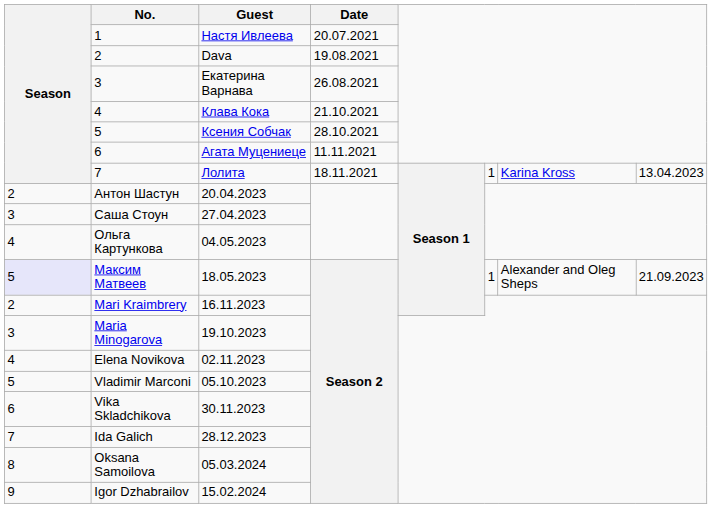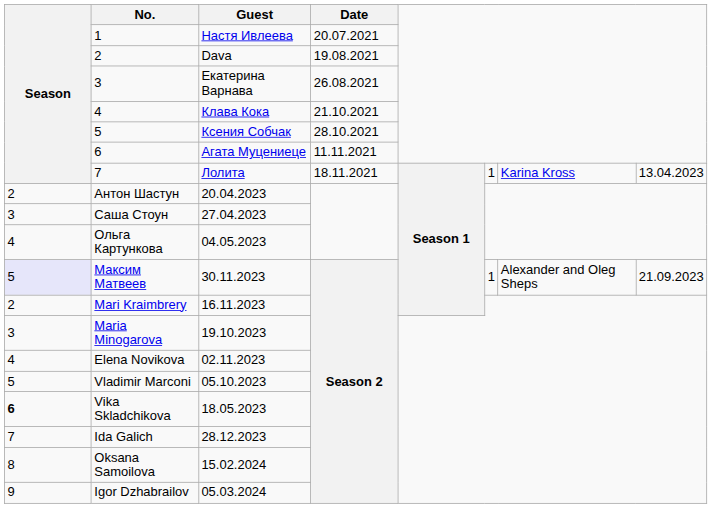(234, 277) 18.05.2023 -> (233, 277) 30.11.2023
(11, 409) normal -> (11, 409) bold
(233, 409) 30.11.2023 -> (234, 409) 18.05.2023
(234, 464) 05.03.2024 -> (234, 464) 15.02.2024
(234, 492) 15.02.2024 -> (234, 492) 05.03.2024
